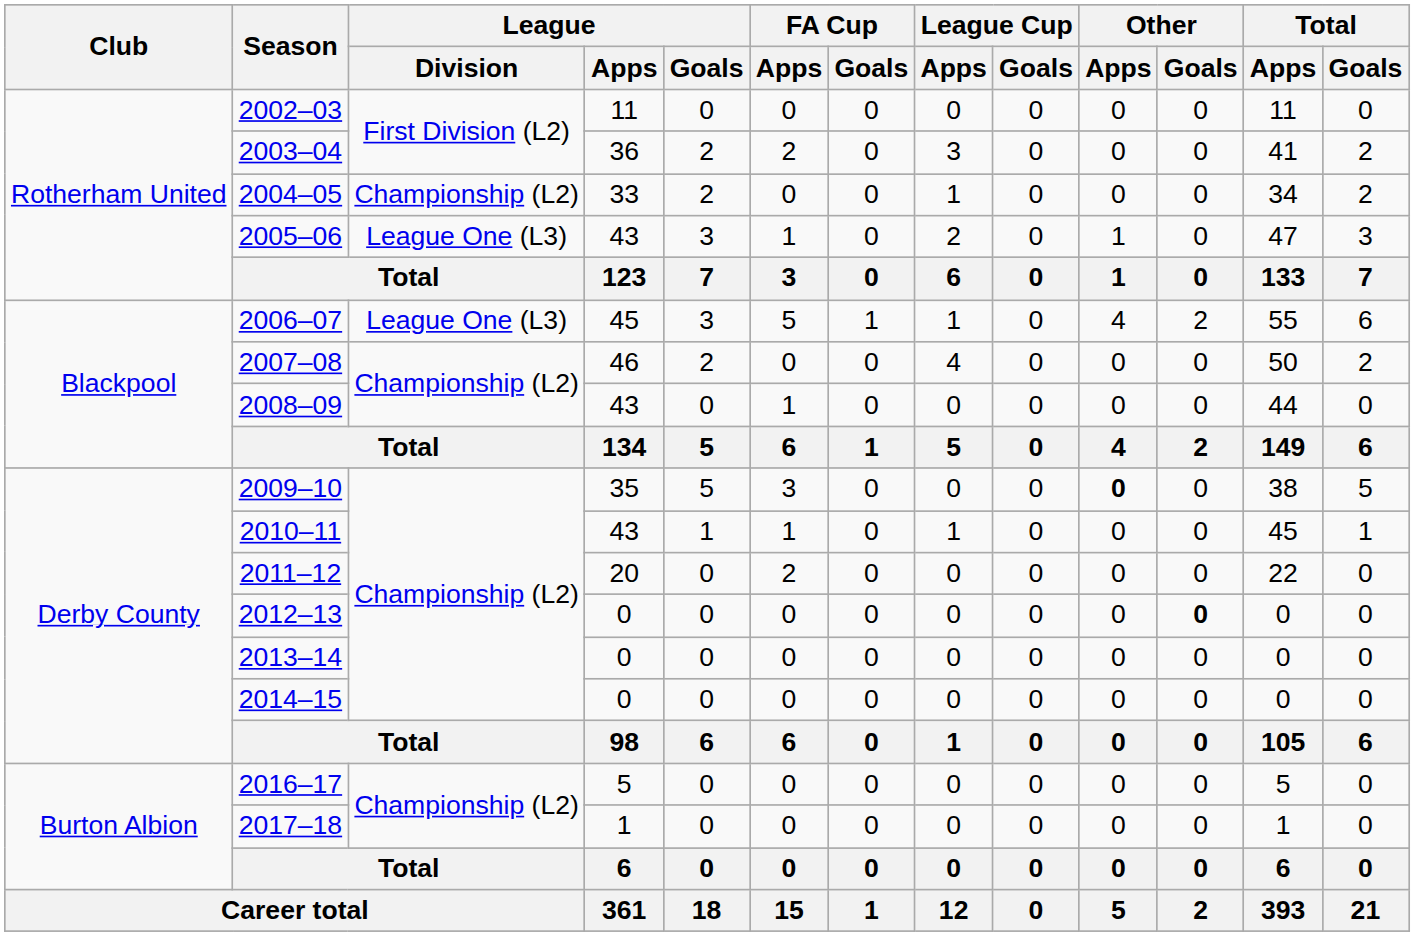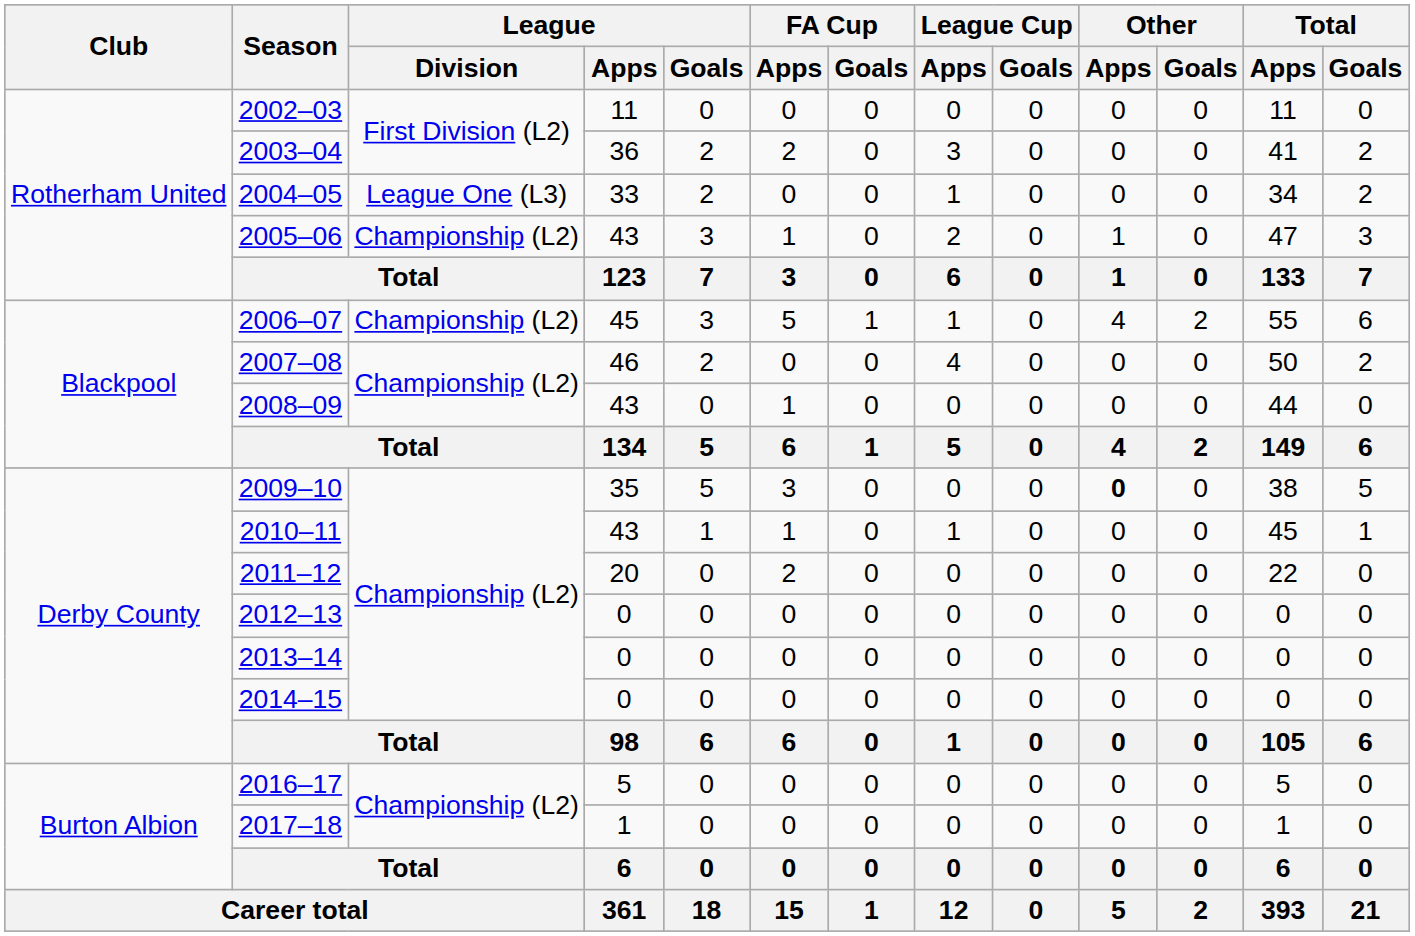(467, 194) Championship (L2) -> (467, 194) League One (L3)
(467, 236) League One (L3) -> (467, 236) Championship (L2)
(467, 320) League One (L3) -> (467, 320) Championship (L2)
(1201, 615) bold -> (1201, 615) normal
